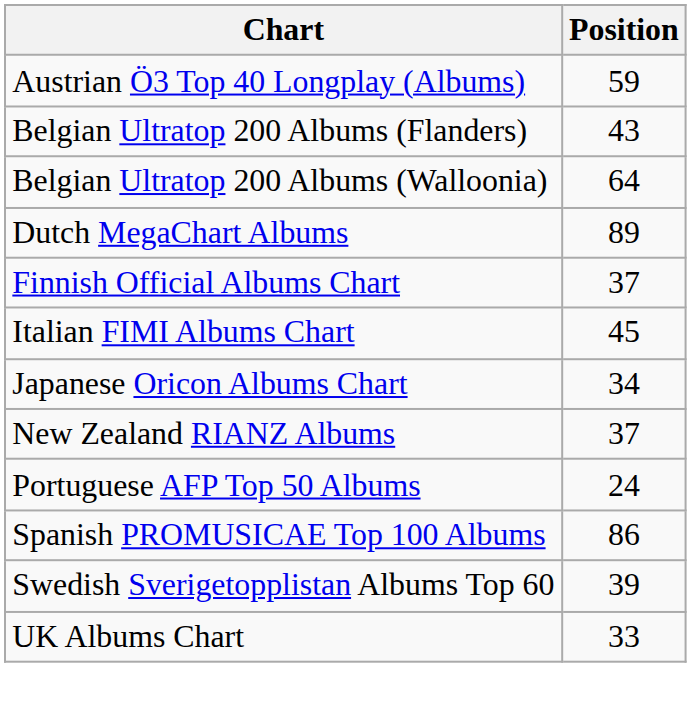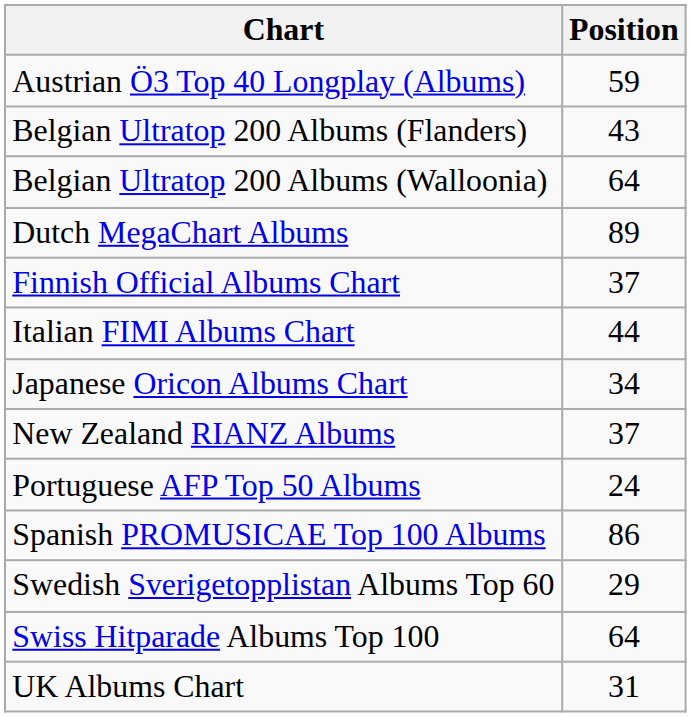(624, 332) 45 -> (624, 332) 44
(624, 585) 39 -> (624, 585) 29
+ row: (226, 635)
(624, 635) 33 -> (624, 686) 31
